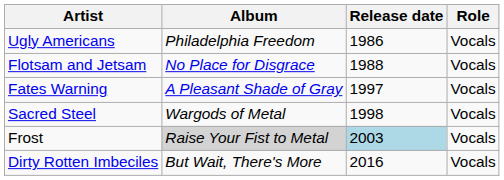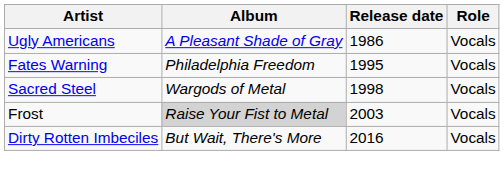(240, 41) Philadelphia Freedom -> (254, 41) A Pleasant Shade of Gray
- row: (77, 65)
(254, 89) A Pleasant Shade of Gray -> (240, 65) Philadelphia Freedom
(367, 89) 1997 -> (367, 65) 1995
(367, 138) lightblue background -> (367, 114) no background
